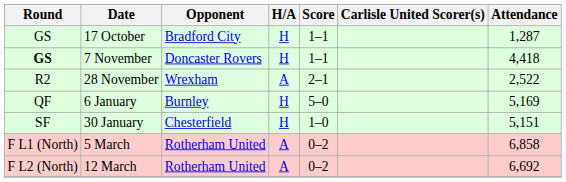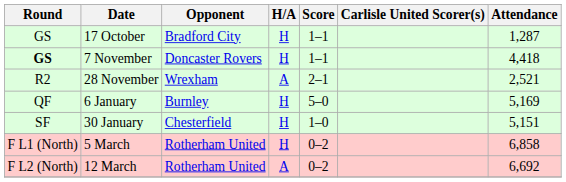(524, 79) 2,522 -> (524, 79) 2,521
(284, 144) A -> (284, 144) H
